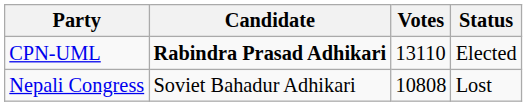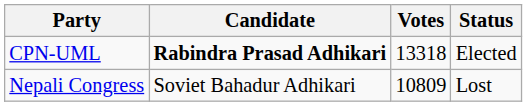(421, 52) 13110 -> (421, 52) 13318
(421, 85) 10808 -> (421, 85) 10809
